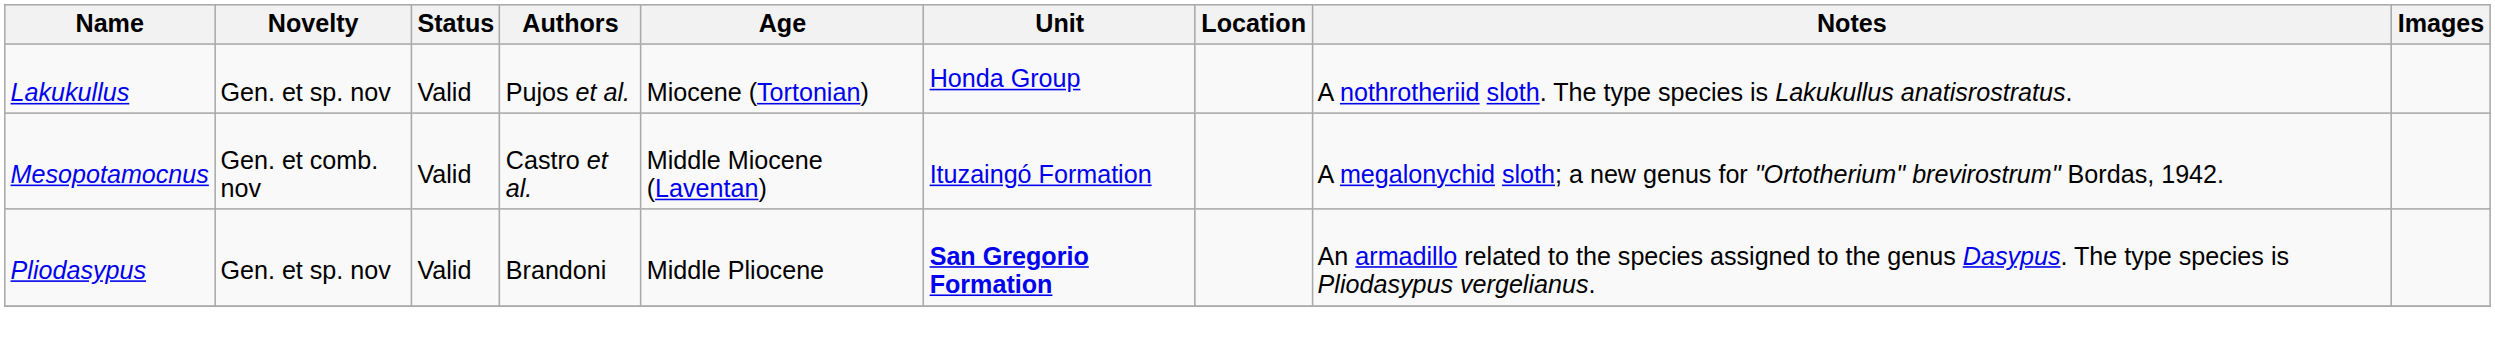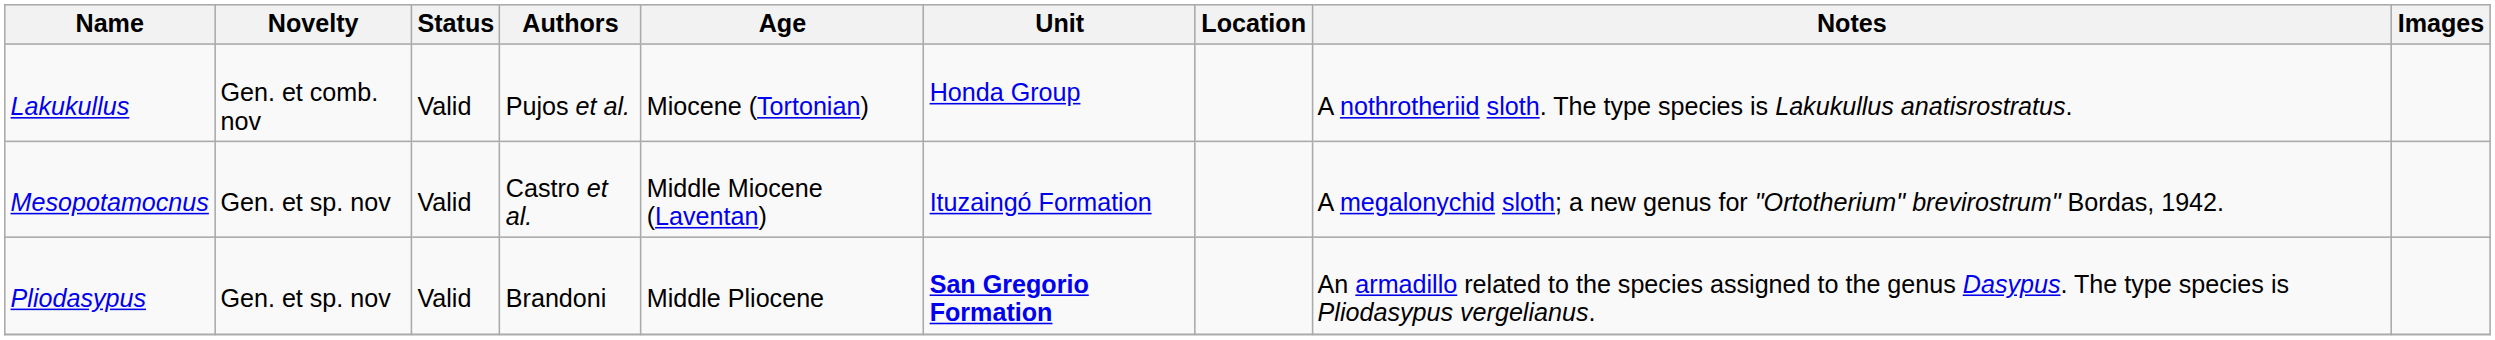(306, 92) Gen. et sp. nov -> (299, 106) Gen. et comb. nov
(299, 174) Gen. et comb. nov -> (306, 203) Gen. et sp. nov
